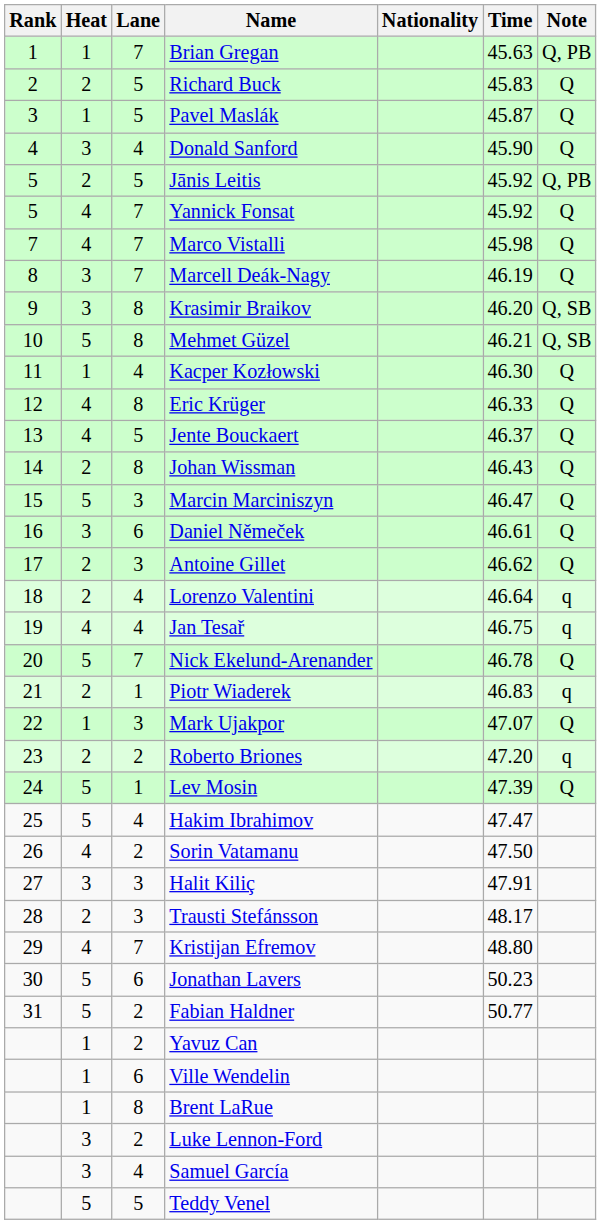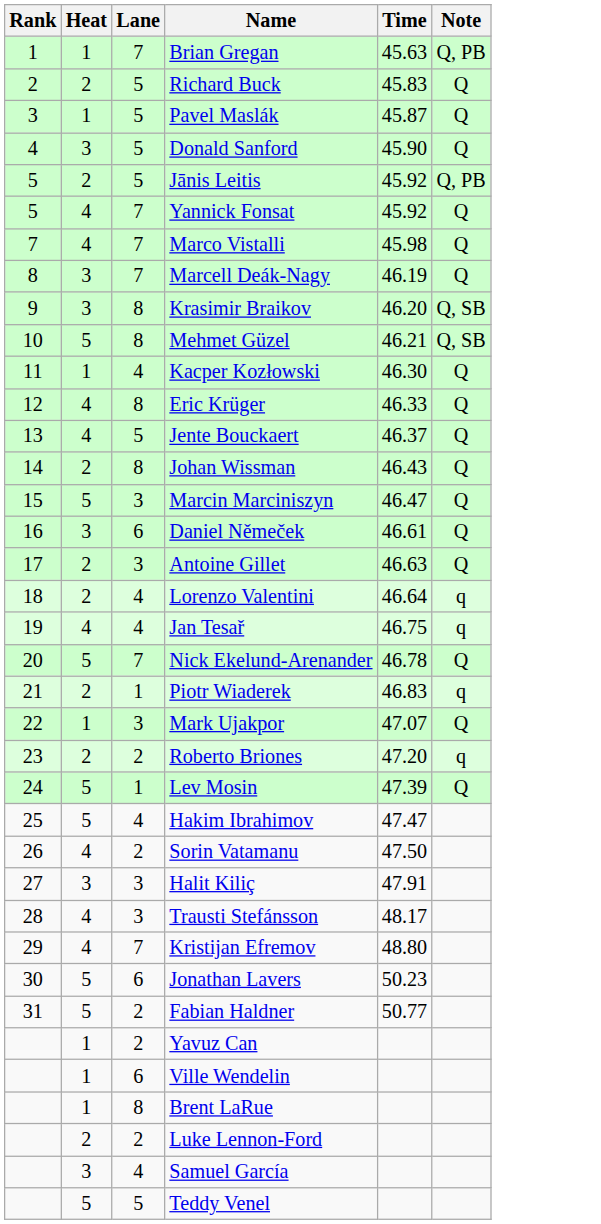- column: (430, 20)
(138, 148) 4 -> (138, 148) 5
(510, 564) 46.62 -> (405, 564) 46.63
(86, 915) 2 -> (86, 915) 4
(86, 1139) 3 -> (86, 1139) 2
